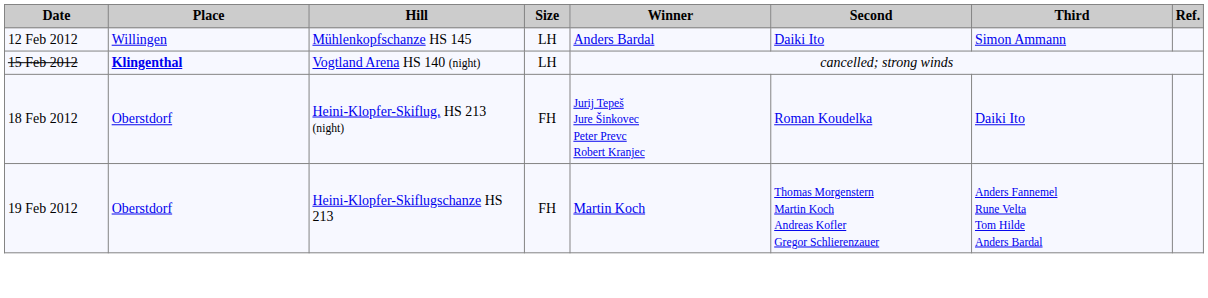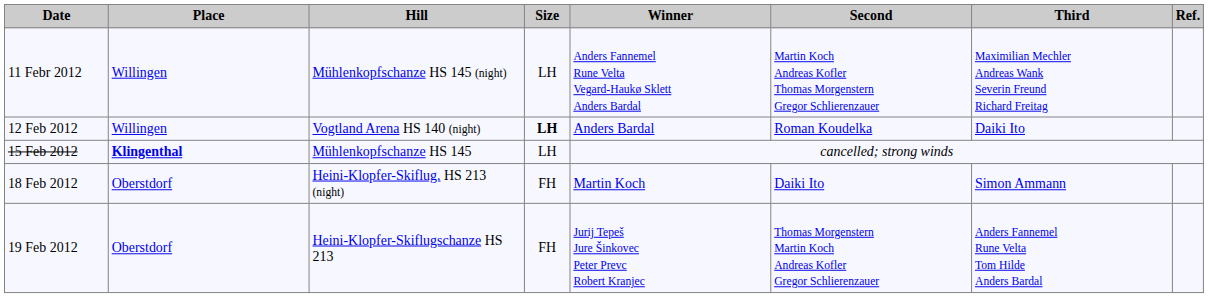+ row: (45, 72)
(392, 39) Mühlenkopfschanze HS 145 -> (396, 128) Vogtland Arena HS 140 (night)
(547, 39) normal -> (547, 128) bold
(799, 39) Daiki Ito -> (823, 128) Roman Koudelka
(1021, 39) Simon Ammann -> (1000, 128) Daiki Ito
(396, 62) Vogtland Arena HS 140 (night) -> (392, 151) Mühlenkopfschanze HS 145
(609, 128) Jurij Tepeš Jure Šinkovec Peter Prevc Robert Kranjec -> (609, 183) Martin Koch
(823, 118) Roman Koudelka -> (799, 183) Daiki Ito
(1000, 118) Daiki Ito -> (1021, 183) Simon Ammann
(609, 208) Martin Koch -> (609, 257) Jurij Tepeš Jure Šinkovec Peter Prevc Robert Kranjec
